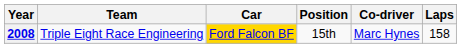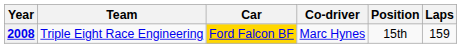columns swapped: (387, 14) <-> (324, 14)
(440, 34) 158 -> (440, 34) 159
